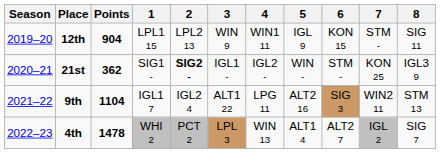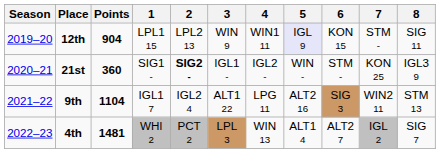(303, 39) no background -> (303, 39) lavender background
(112, 70) 362 -> (112, 70) 360
(112, 133) 1478 -> (112, 133) 1481
